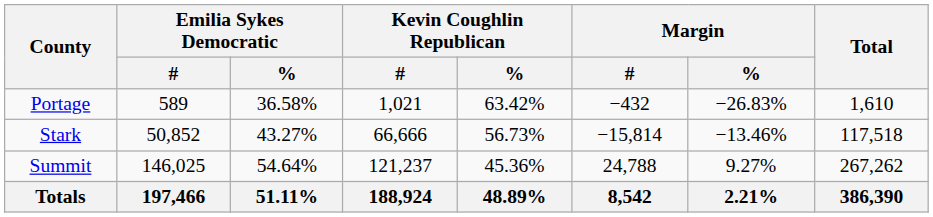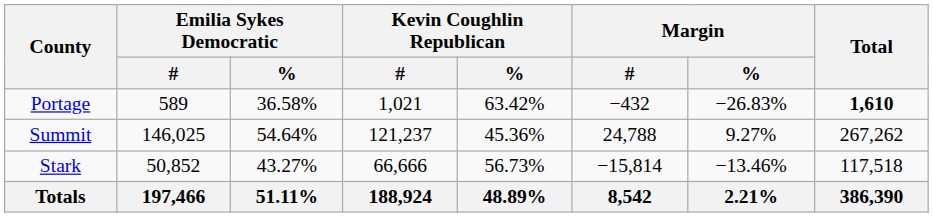(871, 103) normal -> (871, 103) bold
rows swapped: (60, 134) <-> (60, 165)
